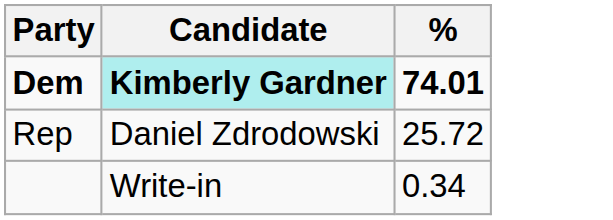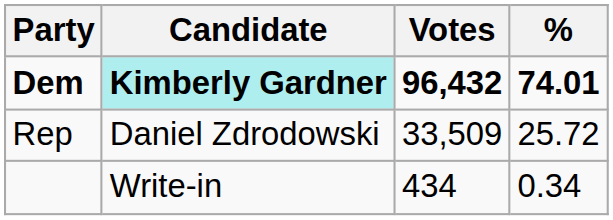+ column: (452, 30)
